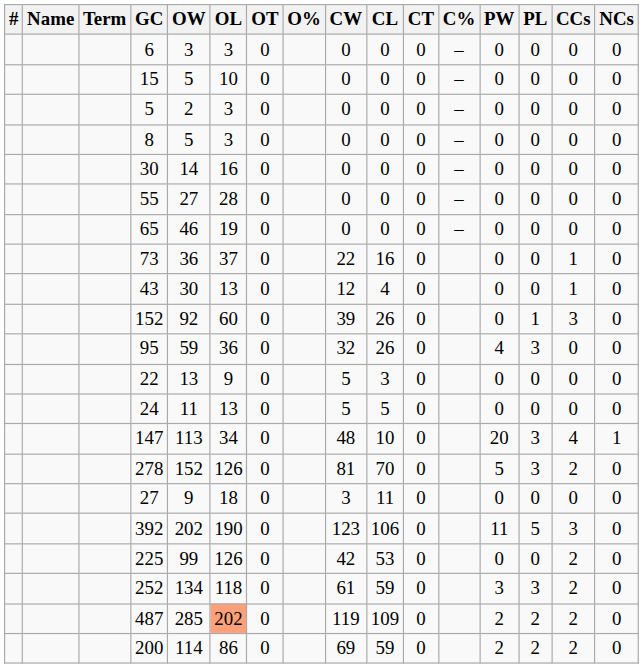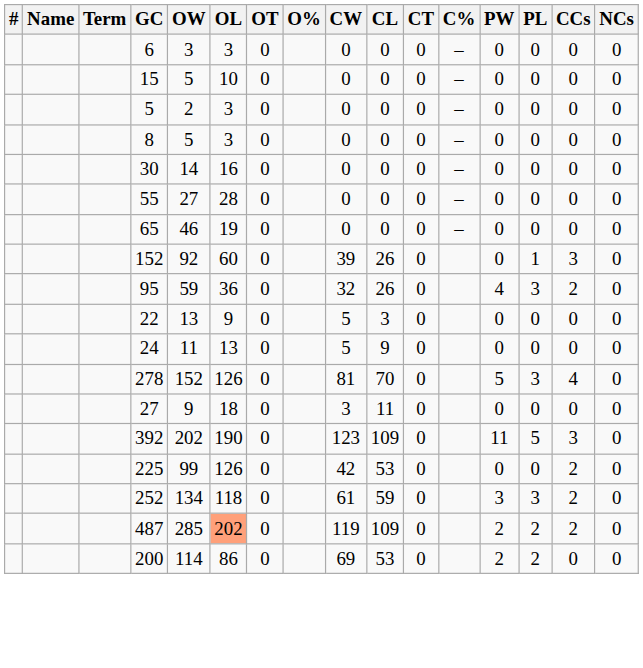- row: (149, 259)
- row: (149, 288)
(573, 348) 0 -> (573, 288) 2
(385, 408) 5 -> (385, 348) 9
- row: (149, 438)
(573, 468) 2 -> (573, 378) 4
(385, 528) 106 -> (385, 438) 109
(385, 648) 59 -> (385, 558) 53
(573, 648) 2 -> (573, 558) 0
